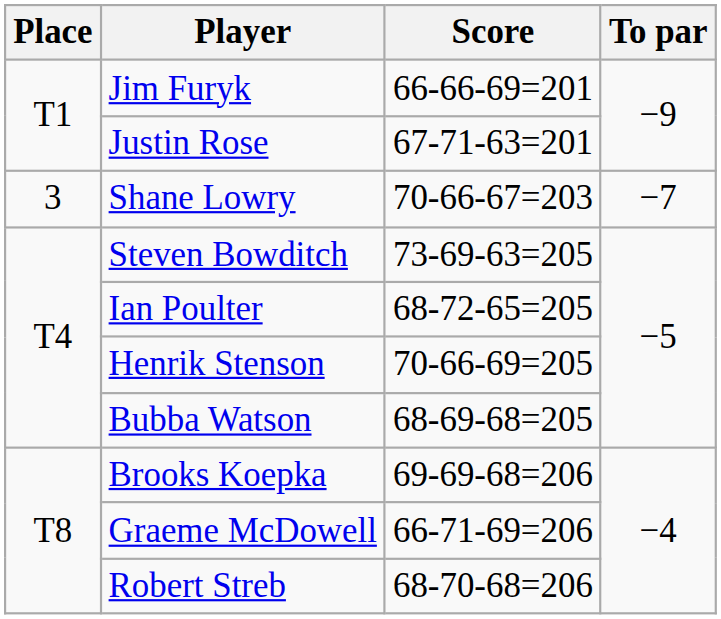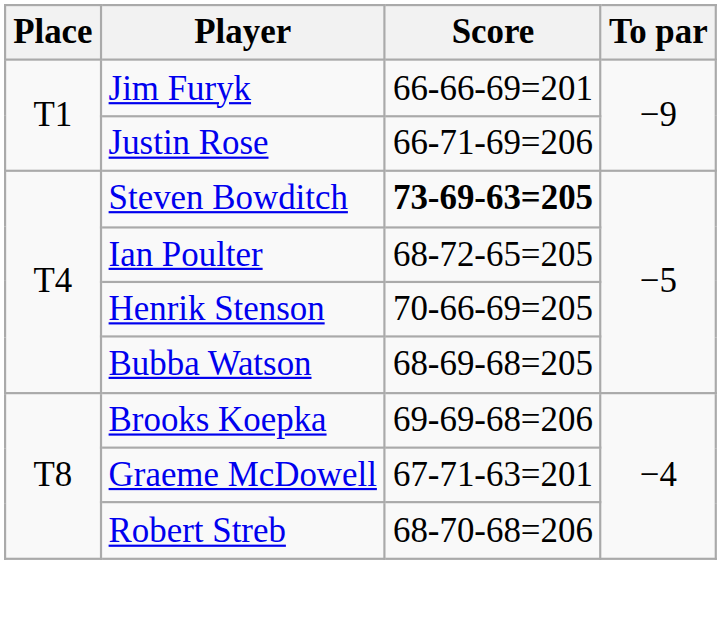(493, 142) 67-71-63=201 -> (493, 142) 66-71-69=206
- row: (202, 198)
(493, 253) normal -> (493, 198) bold
(493, 530) 66-71-69=206 -> (493, 474) 67-71-63=201
